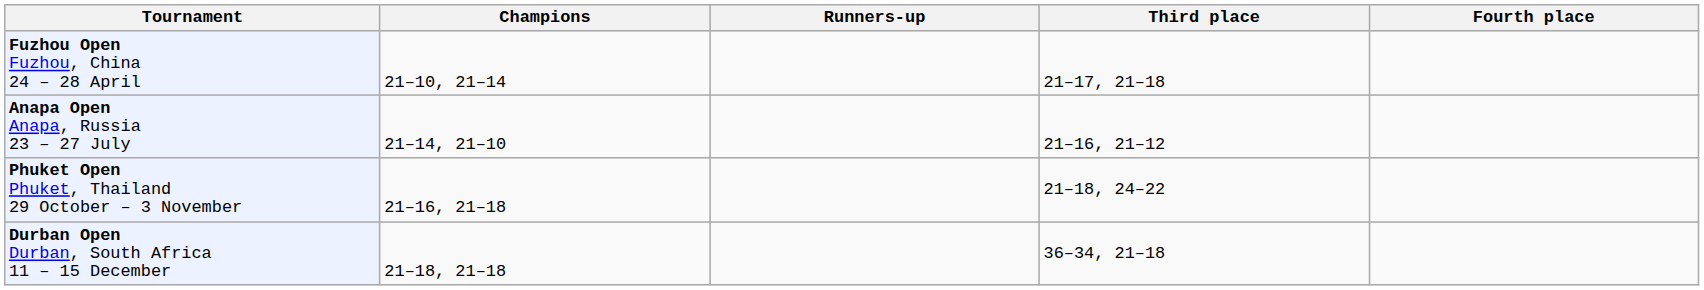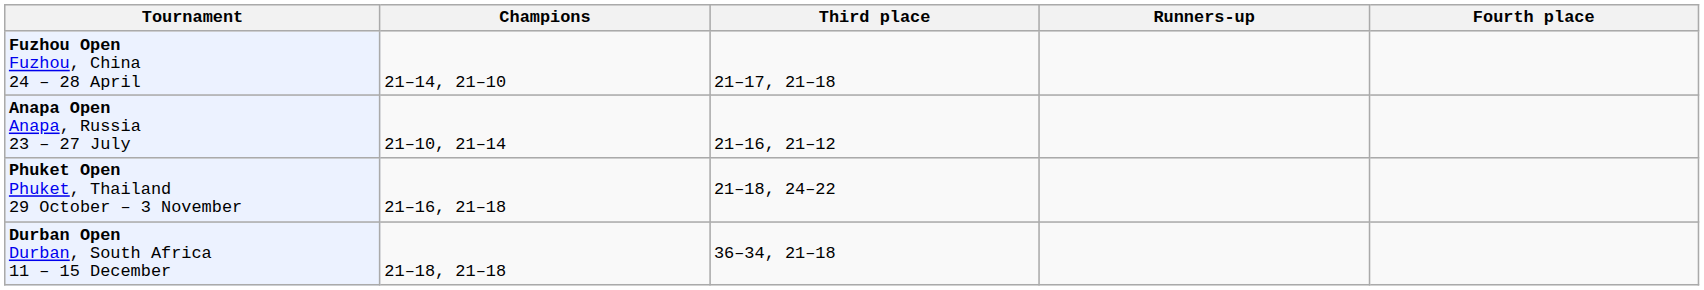columns swapped: (875, 18) <-> (1204, 18)
(445, 81) 21–10, 21–14 -> (445, 81) 21–14, 21–10
(445, 145) 21–14, 21–10 -> (445, 145) 21–10, 21–14
